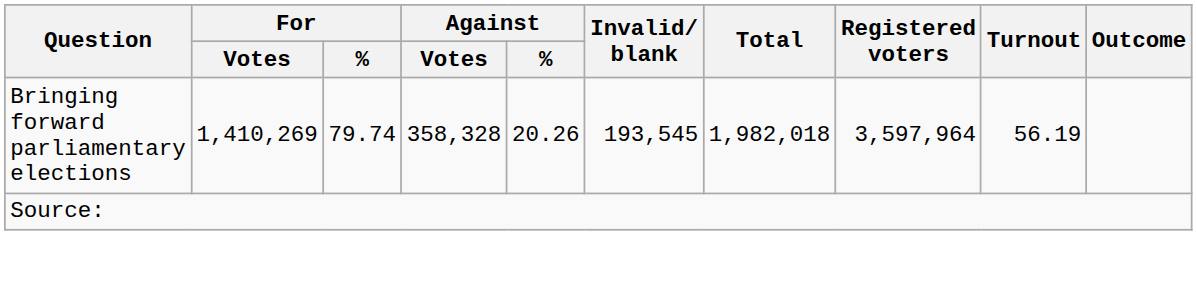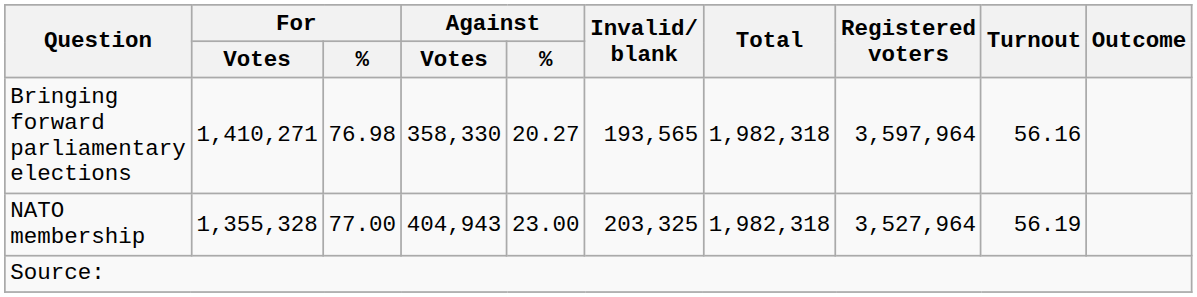(257, 135) 1,410,269 -> (257, 135) 1,410,271
(362, 135) 79.74 -> (362, 135) 76.98
(454, 135) 358,328 -> (454, 135) 358,330
(546, 135) 20.26 -> (546, 135) 20.27
(651, 135) 193,545 -> (651, 135) 193,565
(770, 135) 1,982,018 -> (770, 135) 1,982,318
(1047, 135) 56.19 -> (1047, 135) 56.16
+ row: (78, 224)
